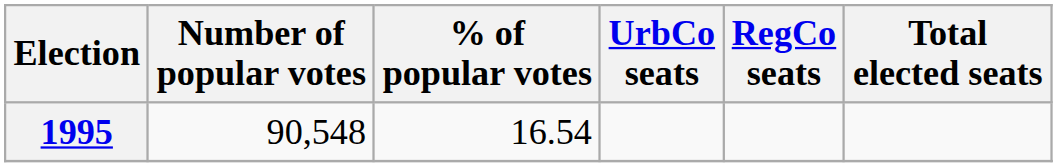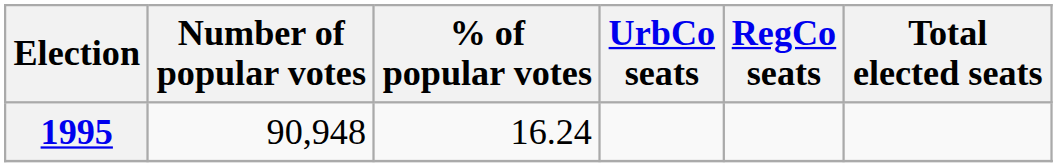(316, 131) 90,548 -> (316, 131) 90,948
(551, 131) 16.54 -> (551, 131) 16.24
